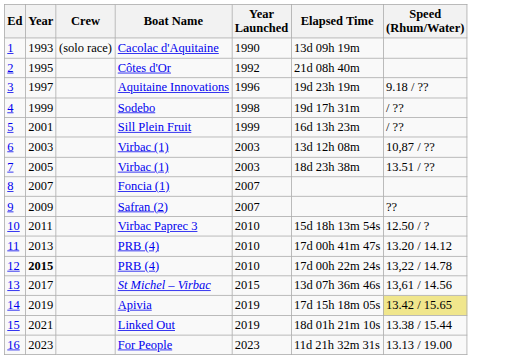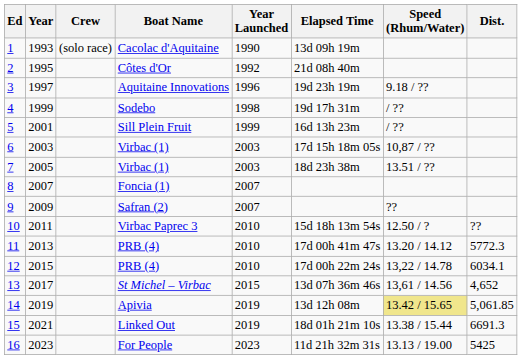+ column: (492, 21)
(327, 147) 13d 12h 08m -> (337, 147) 17d 15h 18m 05s
(41, 265) bold -> (41, 265) normal
(337, 305) 17d 15h 18m 05s -> (327, 305) 13d 12h 08m
